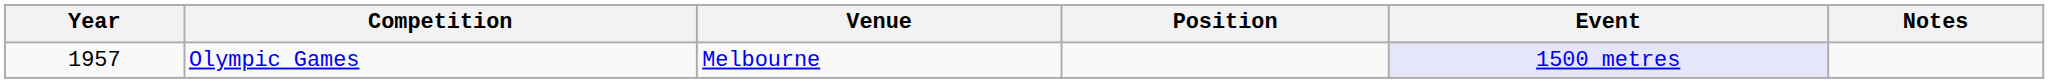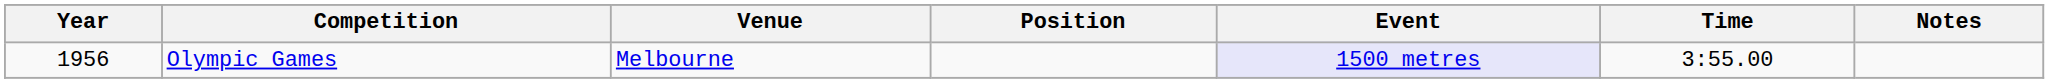+ column: (1727, 23)
(94, 60) 1957 -> (83, 60) 1956
